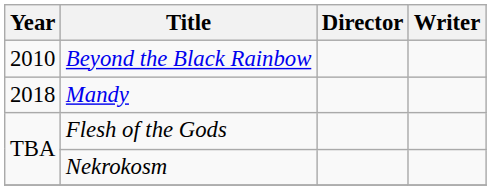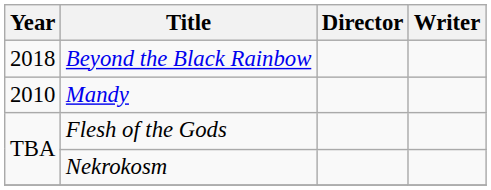(33, 58) 2010 -> (33, 58) 2018
(33, 94) 2018 -> (33, 94) 2010
